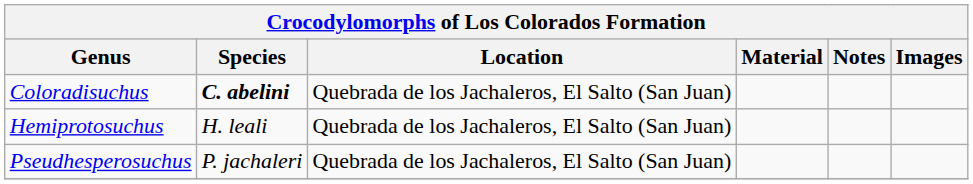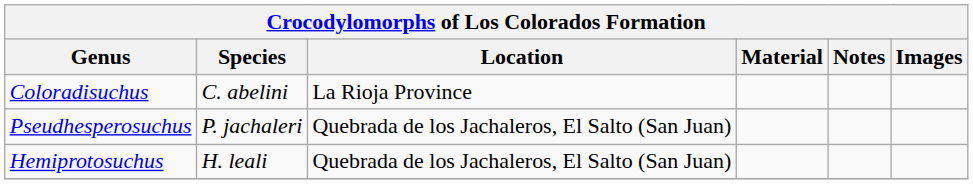(246, 91) bold -> (245, 91) normal
(522, 91) Quebrada de los Jachaleros, El Salto (San Juan) -> (392, 91) La Rioja Province
rows swapped: (87, 126) <-> (101, 160)
